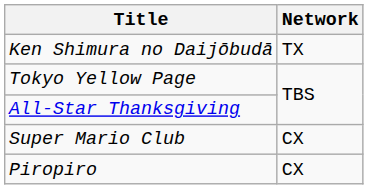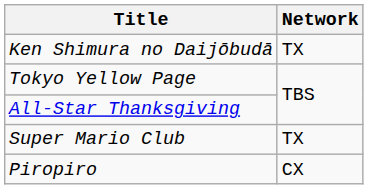(293, 139) CX -> (293, 139) TX
